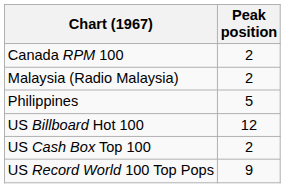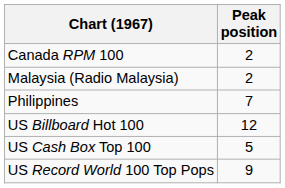(249, 101) 5 -> (249, 101) 7
(249, 147) 2 -> (249, 147) 5
